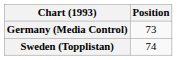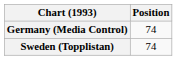(151, 30) 73 -> (151, 30) 74
